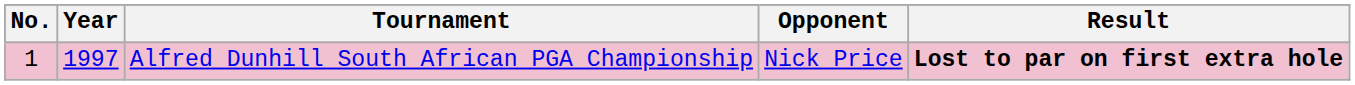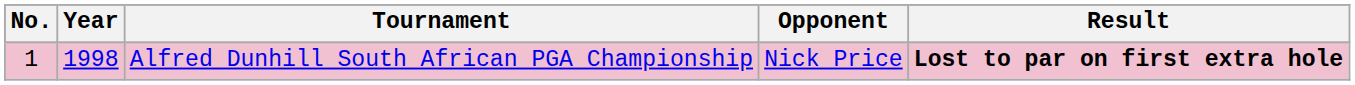(91, 61) 1997 -> (91, 61) 1998
